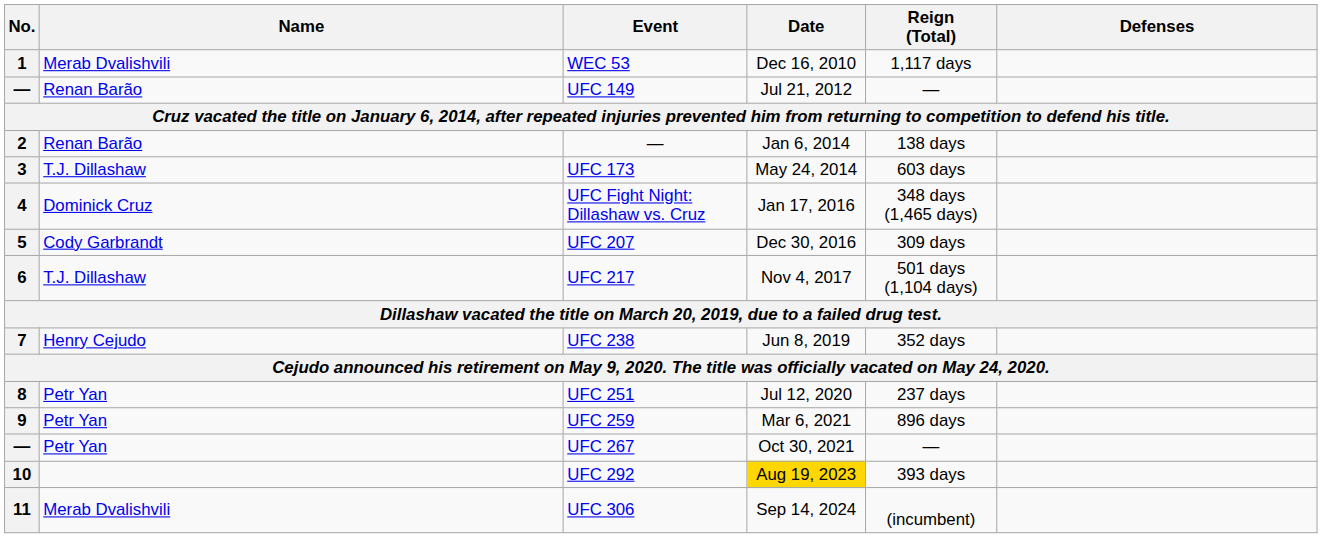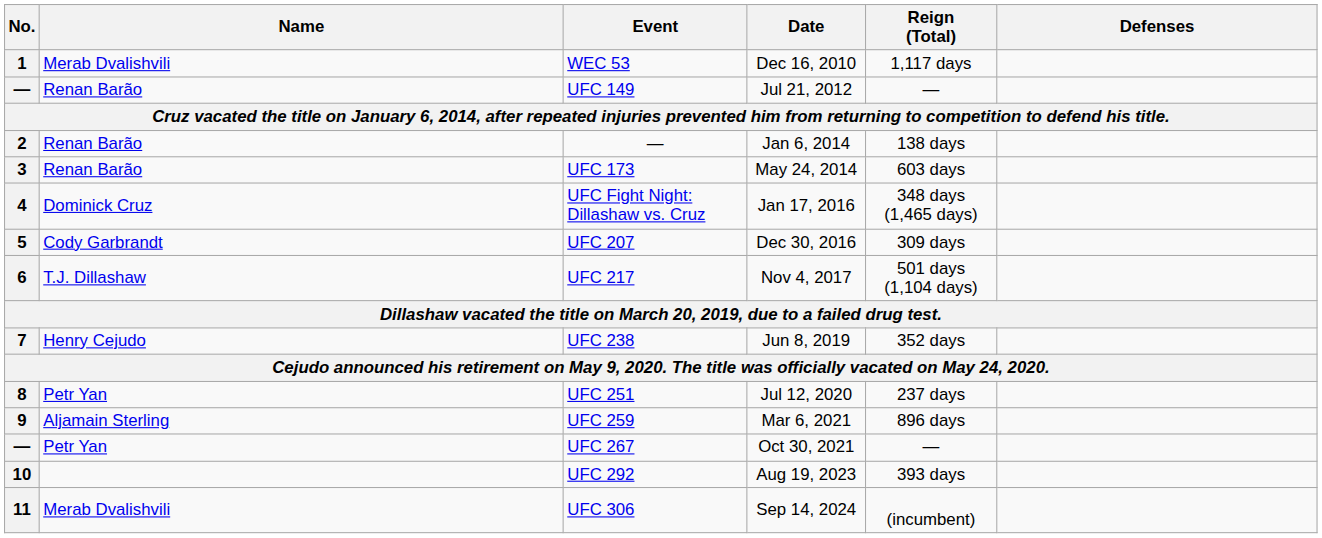(95, 169) T.J. Dillashaw -> (93, 169) Renan Barão
(75, 420) Petr Yan -> (106, 420) Aljamain Sterling
(806, 474) gold background -> (806, 474) no background
